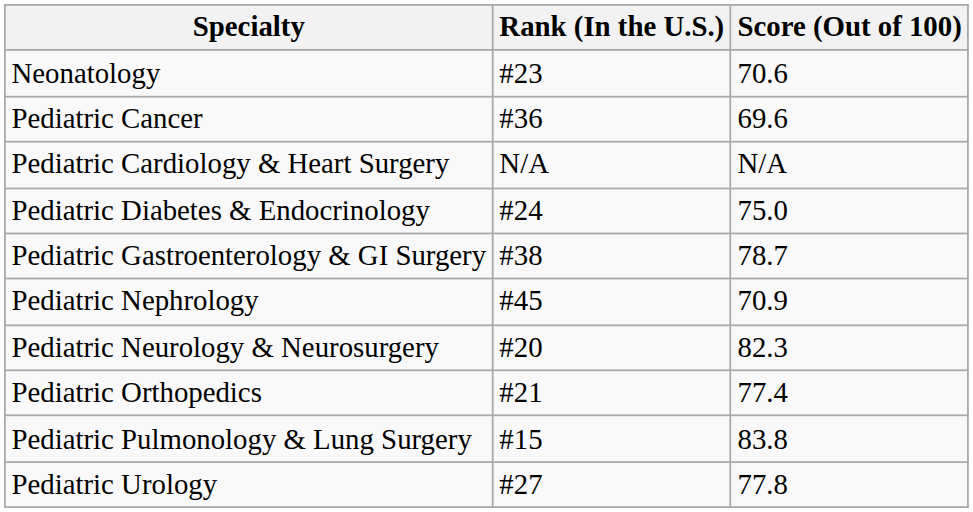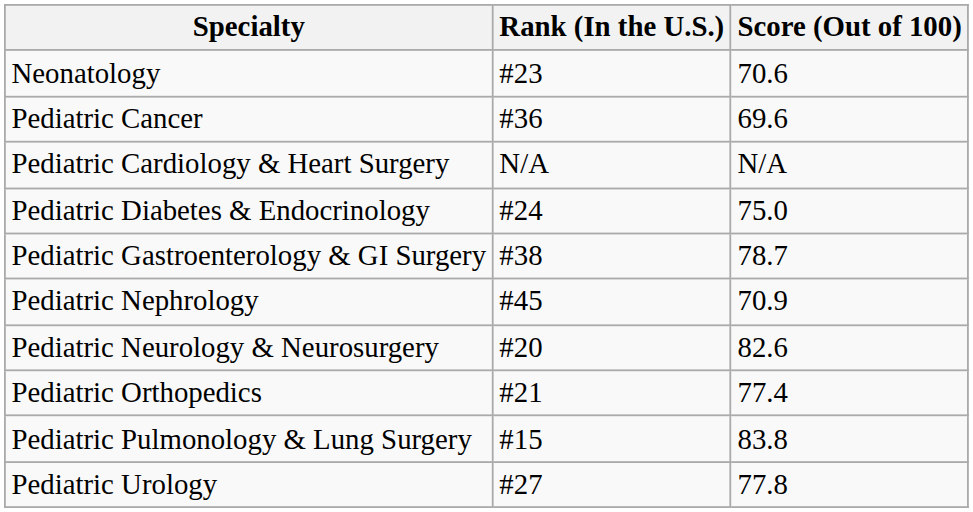(763, 347) 82.3 -> (763, 347) 82.6
